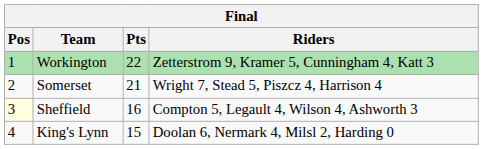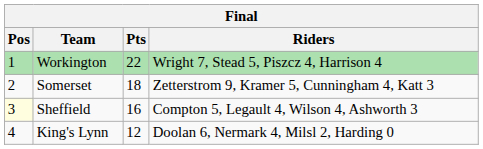(293, 62) Zetterstrom 9, Kramer 5, Cunningham 4, Katt 3 -> (267, 62) Wright 7, Stead 5, Piszcz 4, Harrison 4
(134, 86) 21 -> (134, 86) 18
(267, 86) Wright 7, Stead 5, Piszcz 4, Harrison 4 -> (293, 86) Zetterstrom 9, Kramer 5, Cunningham 4, Katt 3
(134, 132) 15 -> (134, 132) 12
